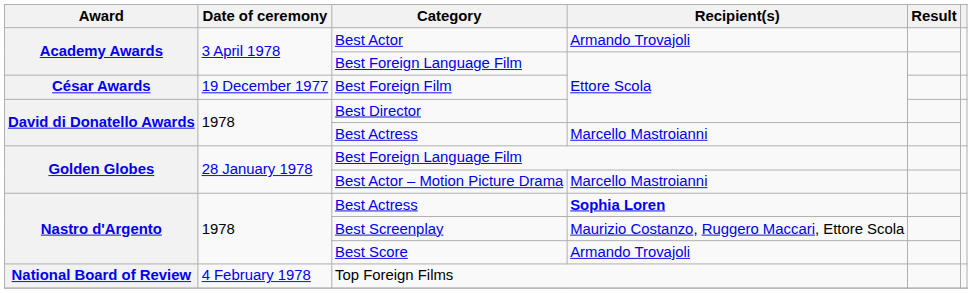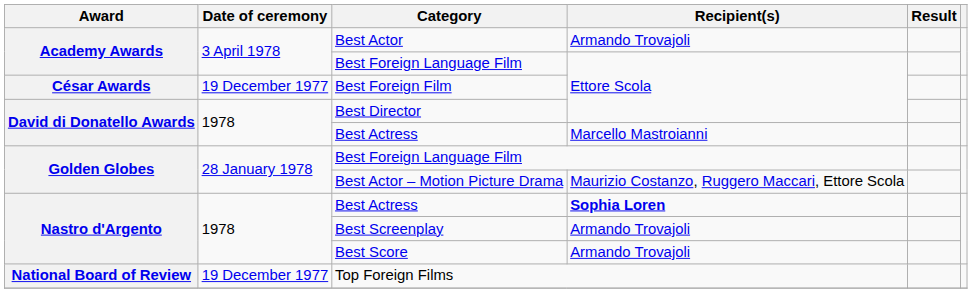(639, 181) Marcello Mastroianni -> (737, 181) Maurizio Costanzo, Ruggero Maccari, Ettore Scola
(737, 228) Maurizio Costanzo, Ruggero Maccari, Ettore Scola -> (630, 228) Armando Trovajoli
(256, 275) 4 February 1978 -> (265, 275) 19 December 1977
